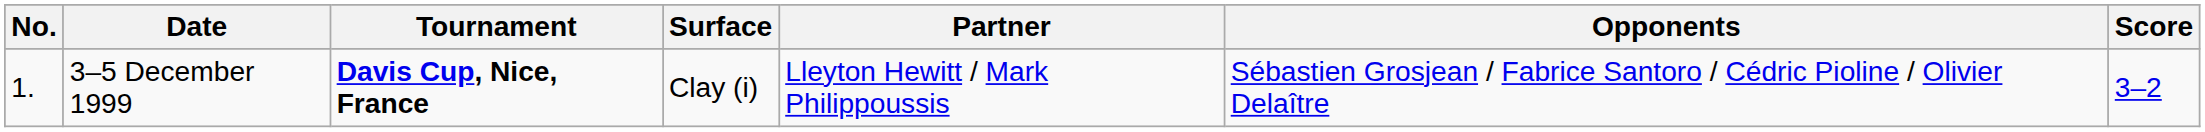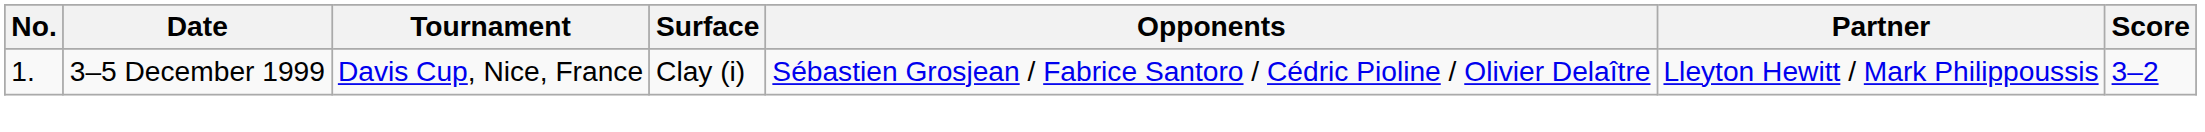columns swapped: (1001, 26) <-> (1666, 26)
(447, 87) bold -> (490, 71) normal
